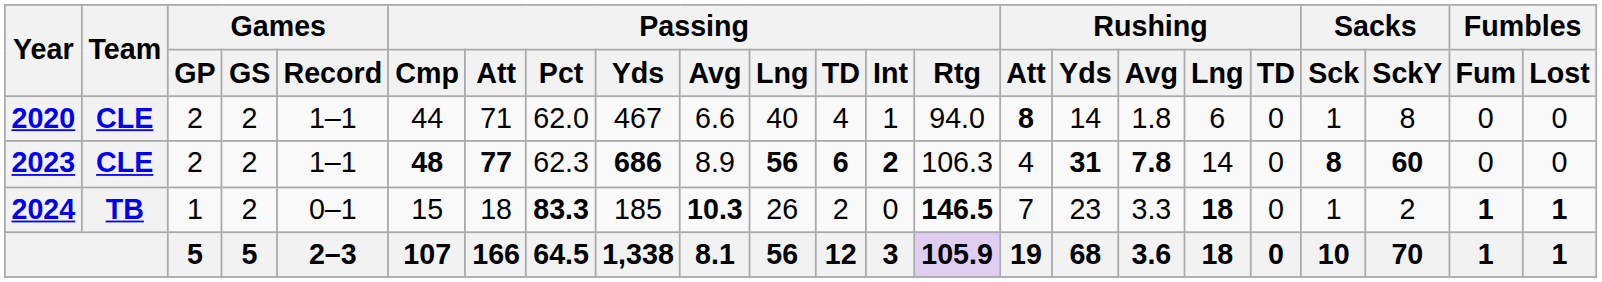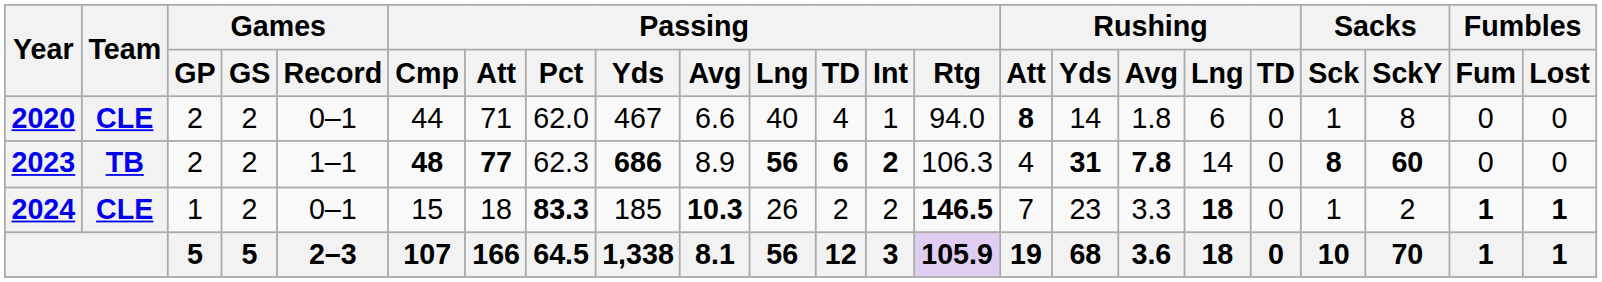(333, 118) 1–1 -> (333, 118) 0–1
(125, 163) CLE -> (125, 163) TB
(125, 208) TB -> (125, 208) CLE
(891, 208) 0 -> (891, 208) 2
